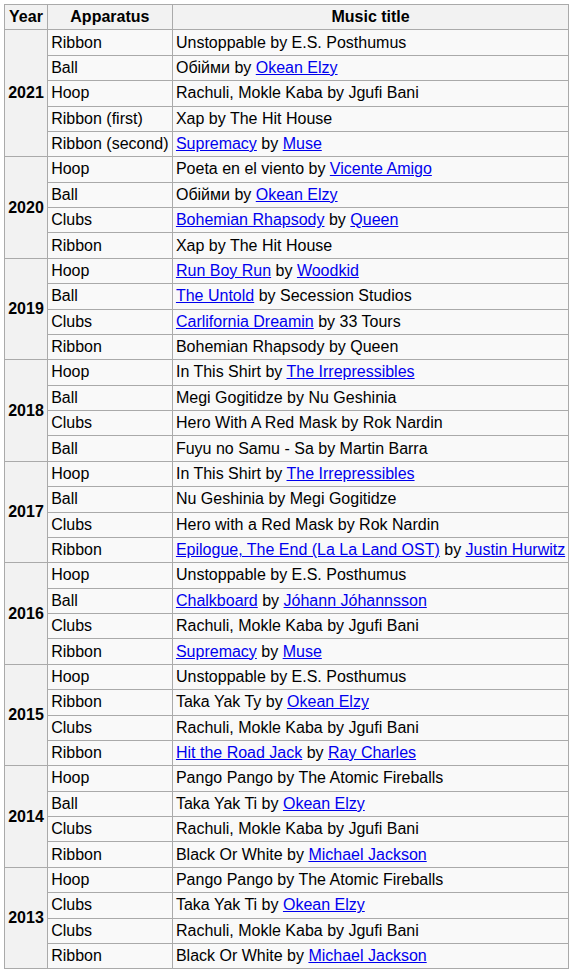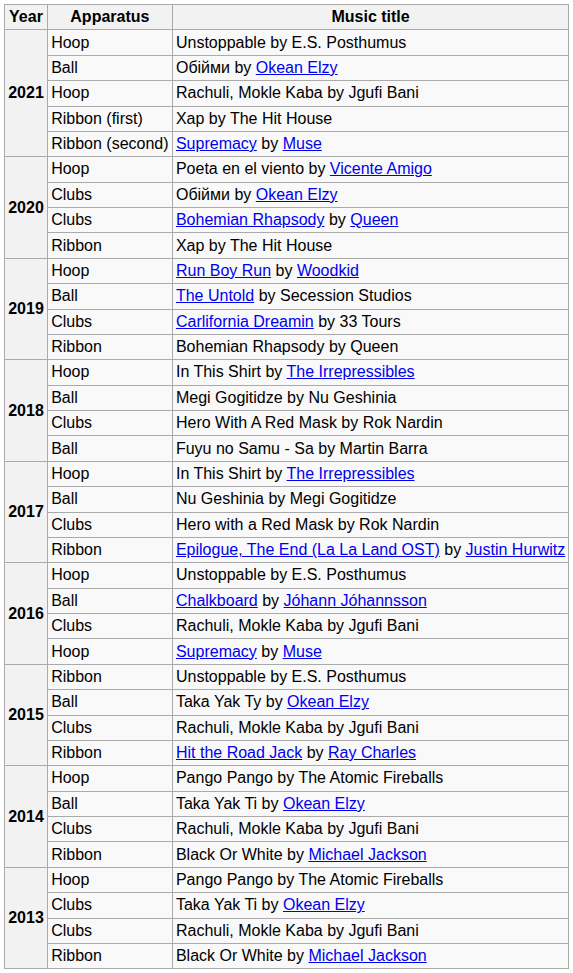(77, 42) Ribbon -> (70, 42) Hoop
(64, 194) Ball -> (72, 194) Clubs
(77, 651) Ribbon -> (70, 651) Hoop
(70, 676) Hoop -> (77, 676) Ribbon
(77, 702) Ribbon -> (64, 702) Ball
